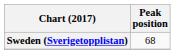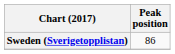(150, 40) 68 -> (150, 40) 86
